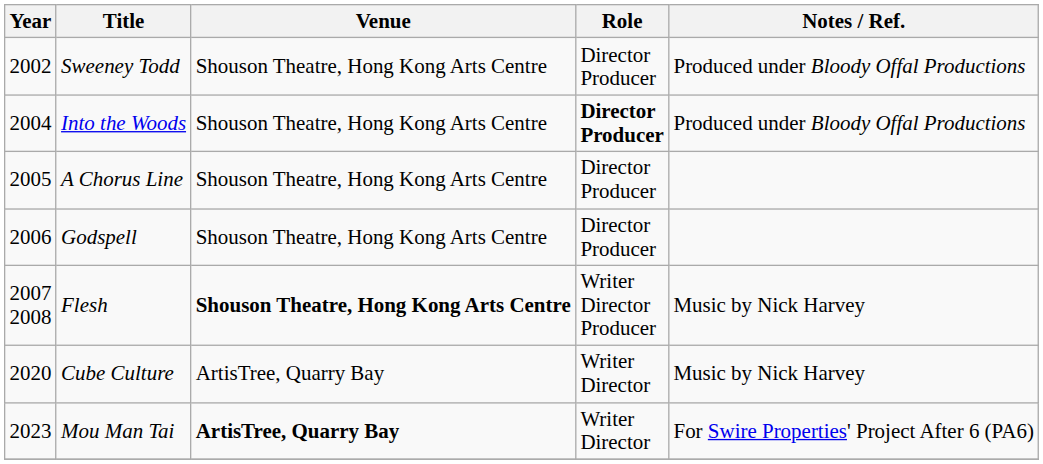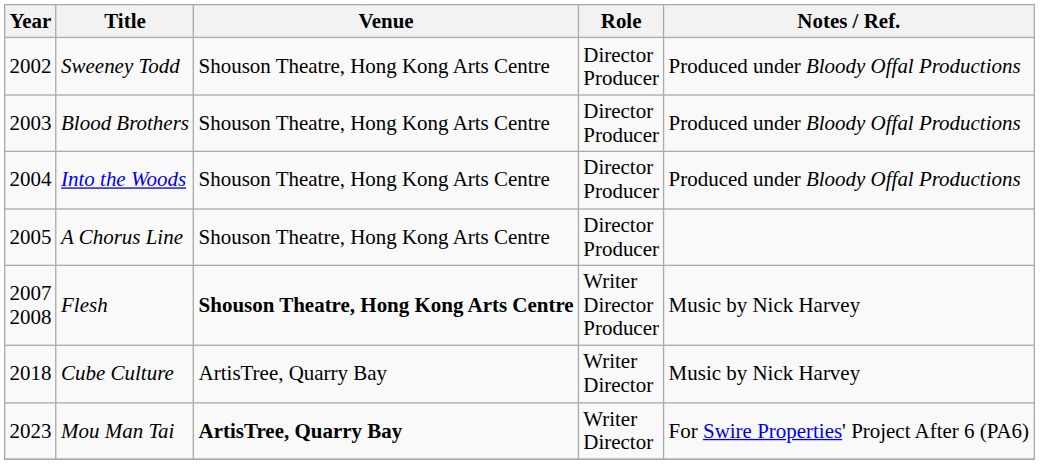+ row: (125, 122)
(622, 122) bold -> (621, 179) normal
- row: (99, 236)
(30, 373) 2020 -> (30, 373) 2018
